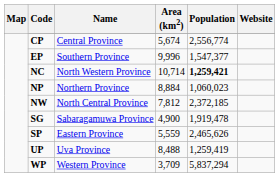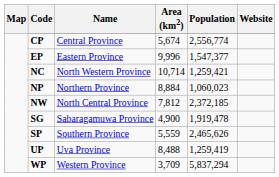(93, 56) Southern Province -> (90, 56) Eastern Province
(209, 72) bold -> (209, 72) normal
(90, 134) Eastern Province -> (93, 134) Southern Province
